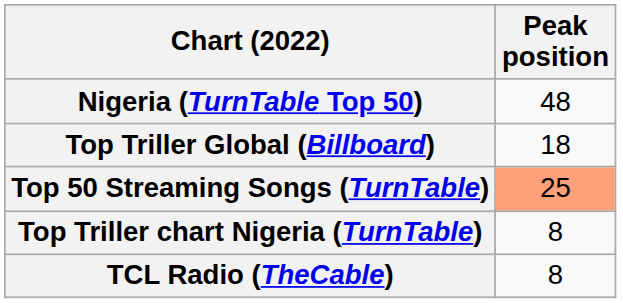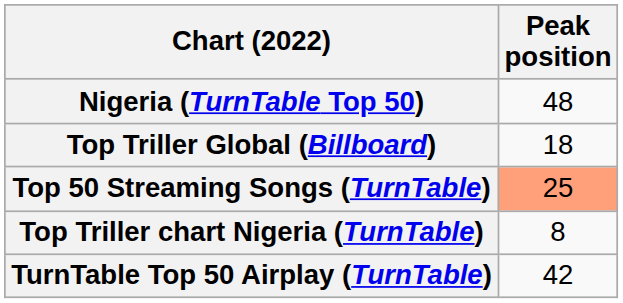+ row: (252, 275)
- row: (250, 275)
